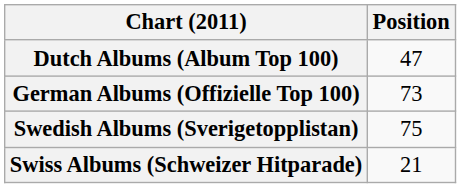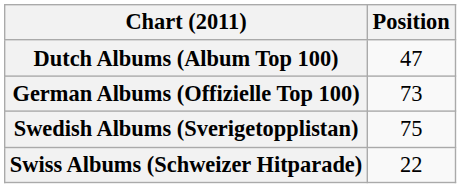(411, 164) 21 -> (411, 164) 22
